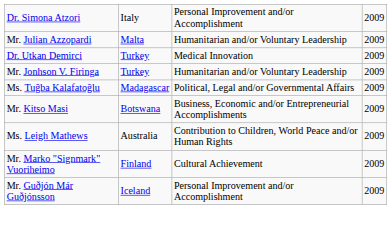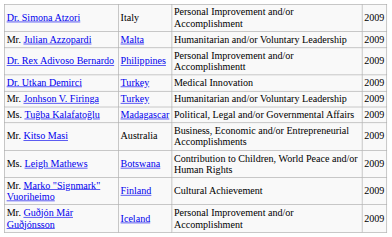+ row: (60, 61)
(140, 109) Botswana -> (139, 136) Australia
(139, 136) Australia -> (140, 164) Botswana
